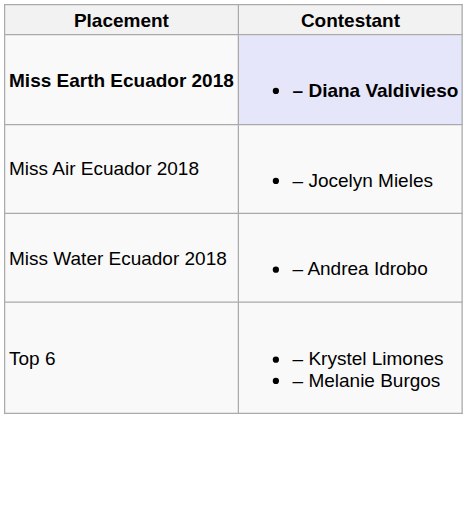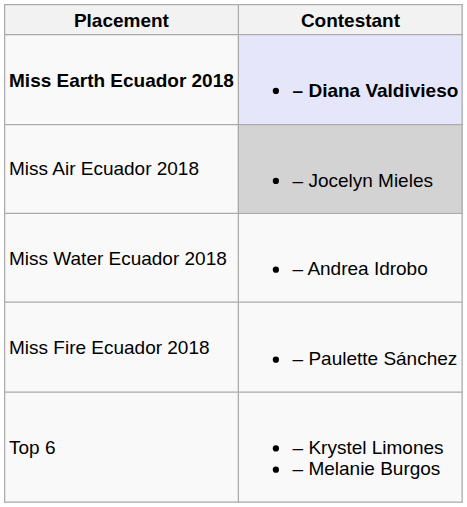(350, 179) no background -> (350, 179) lightgrey background
+ row: (109, 347)
